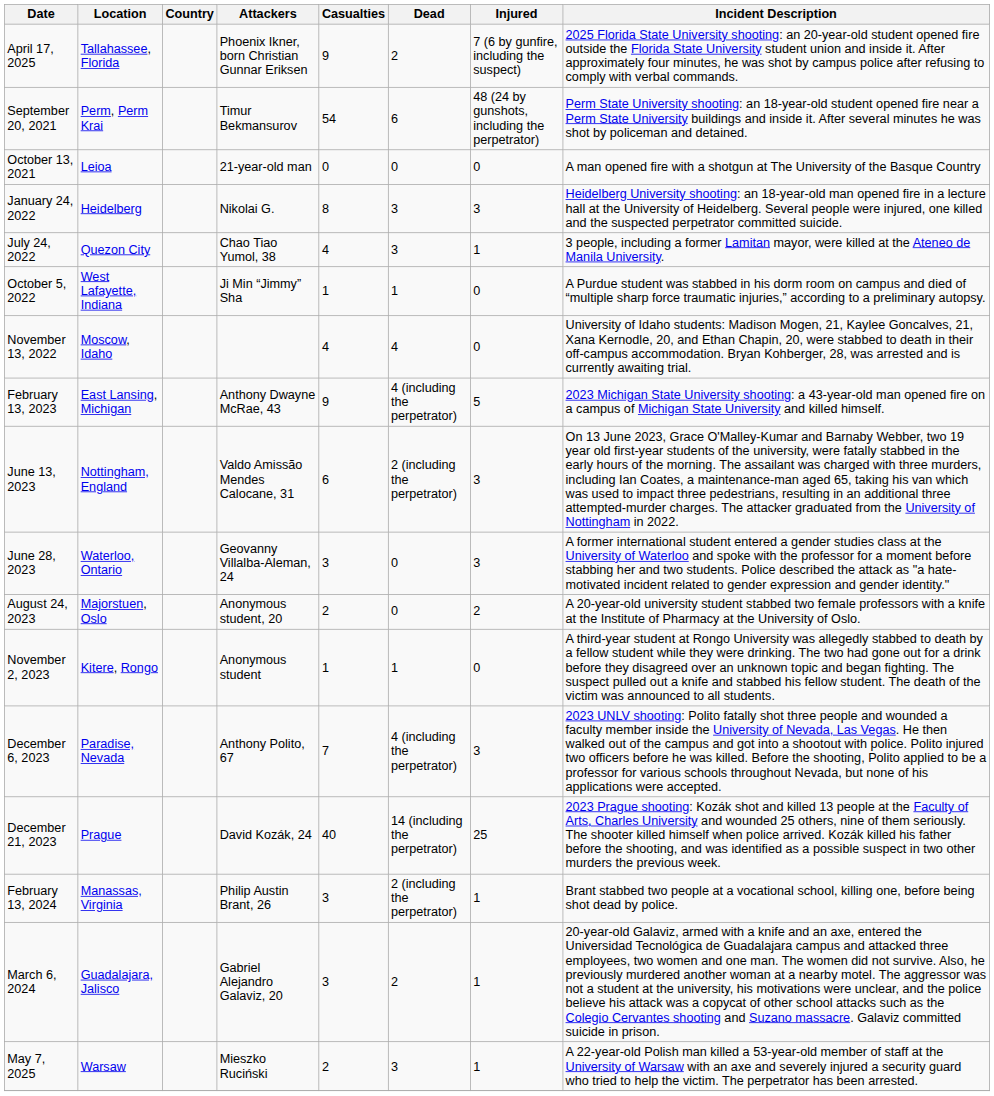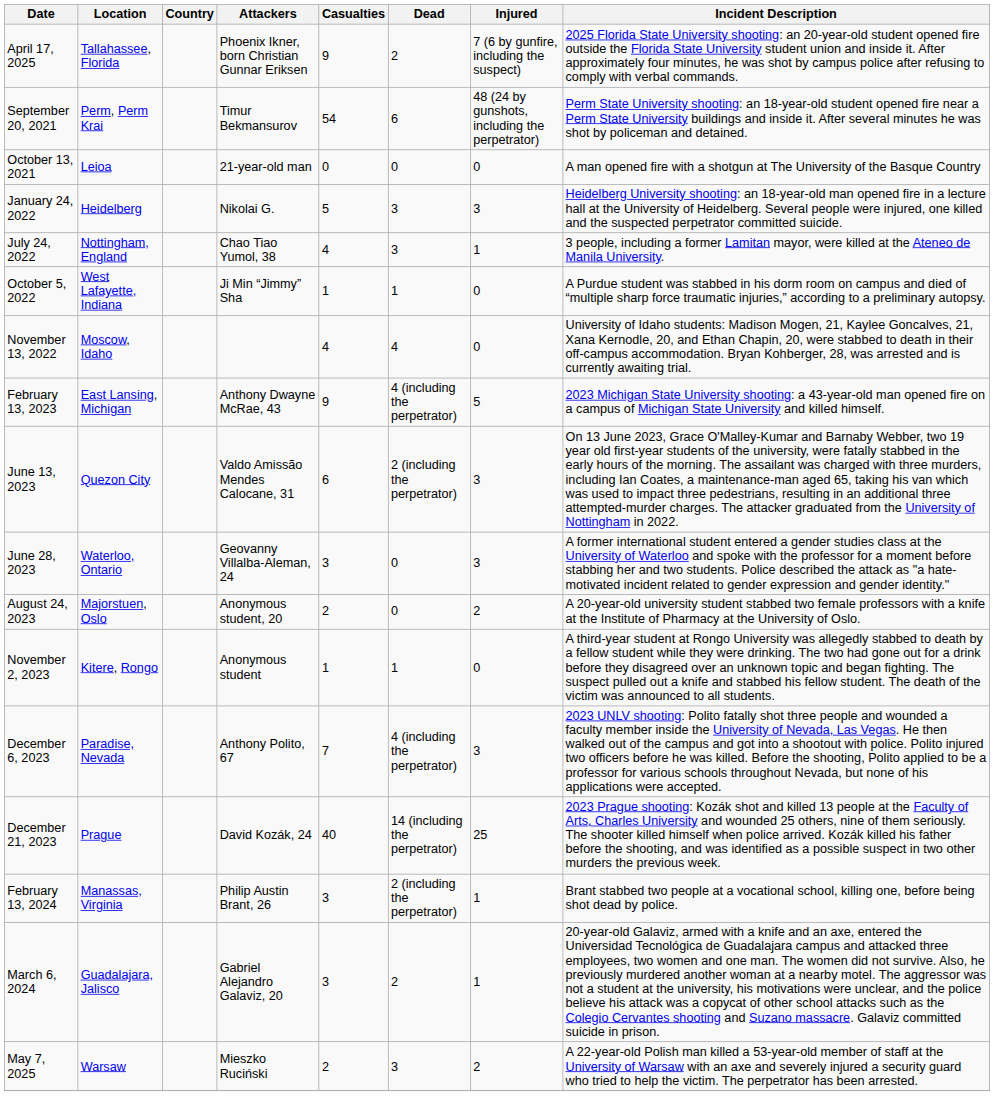(325, 208) 8 -> (325, 208) 5
(115, 249) Quezon City -> (115, 249) Nottingham, England
(115, 479) Nottingham, England -> (115, 479) Quezon City
(477, 1066) 1 -> (477, 1066) 2
